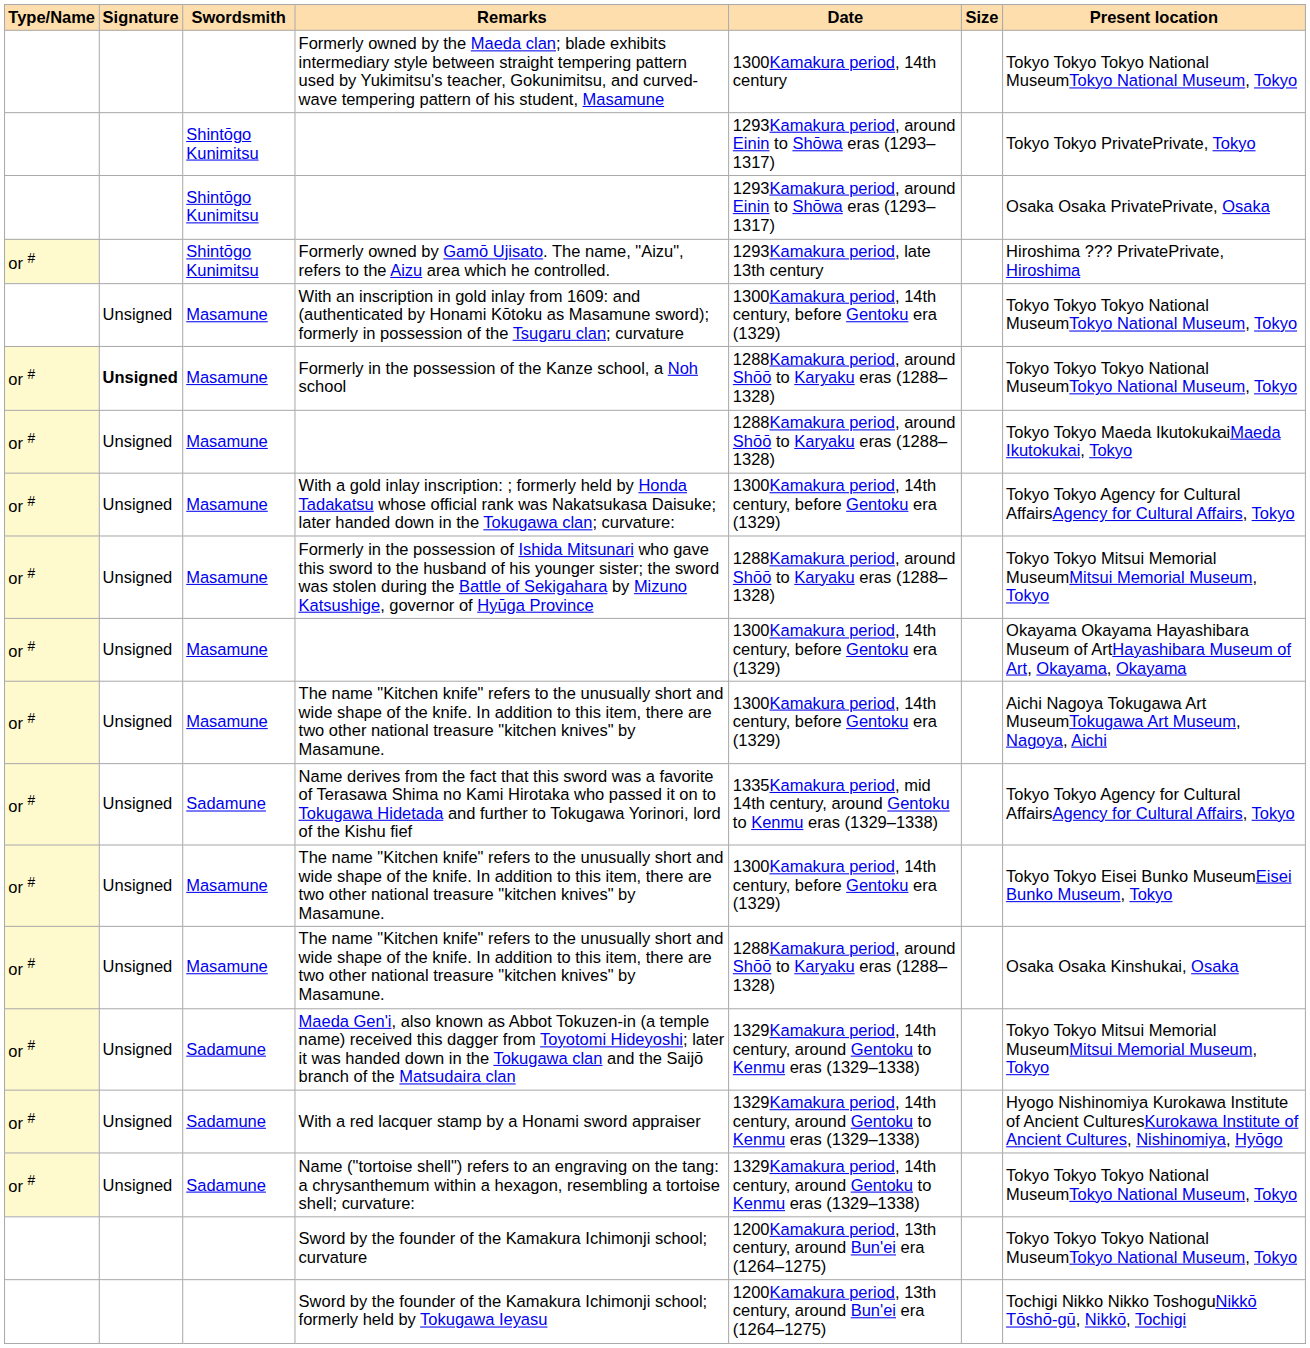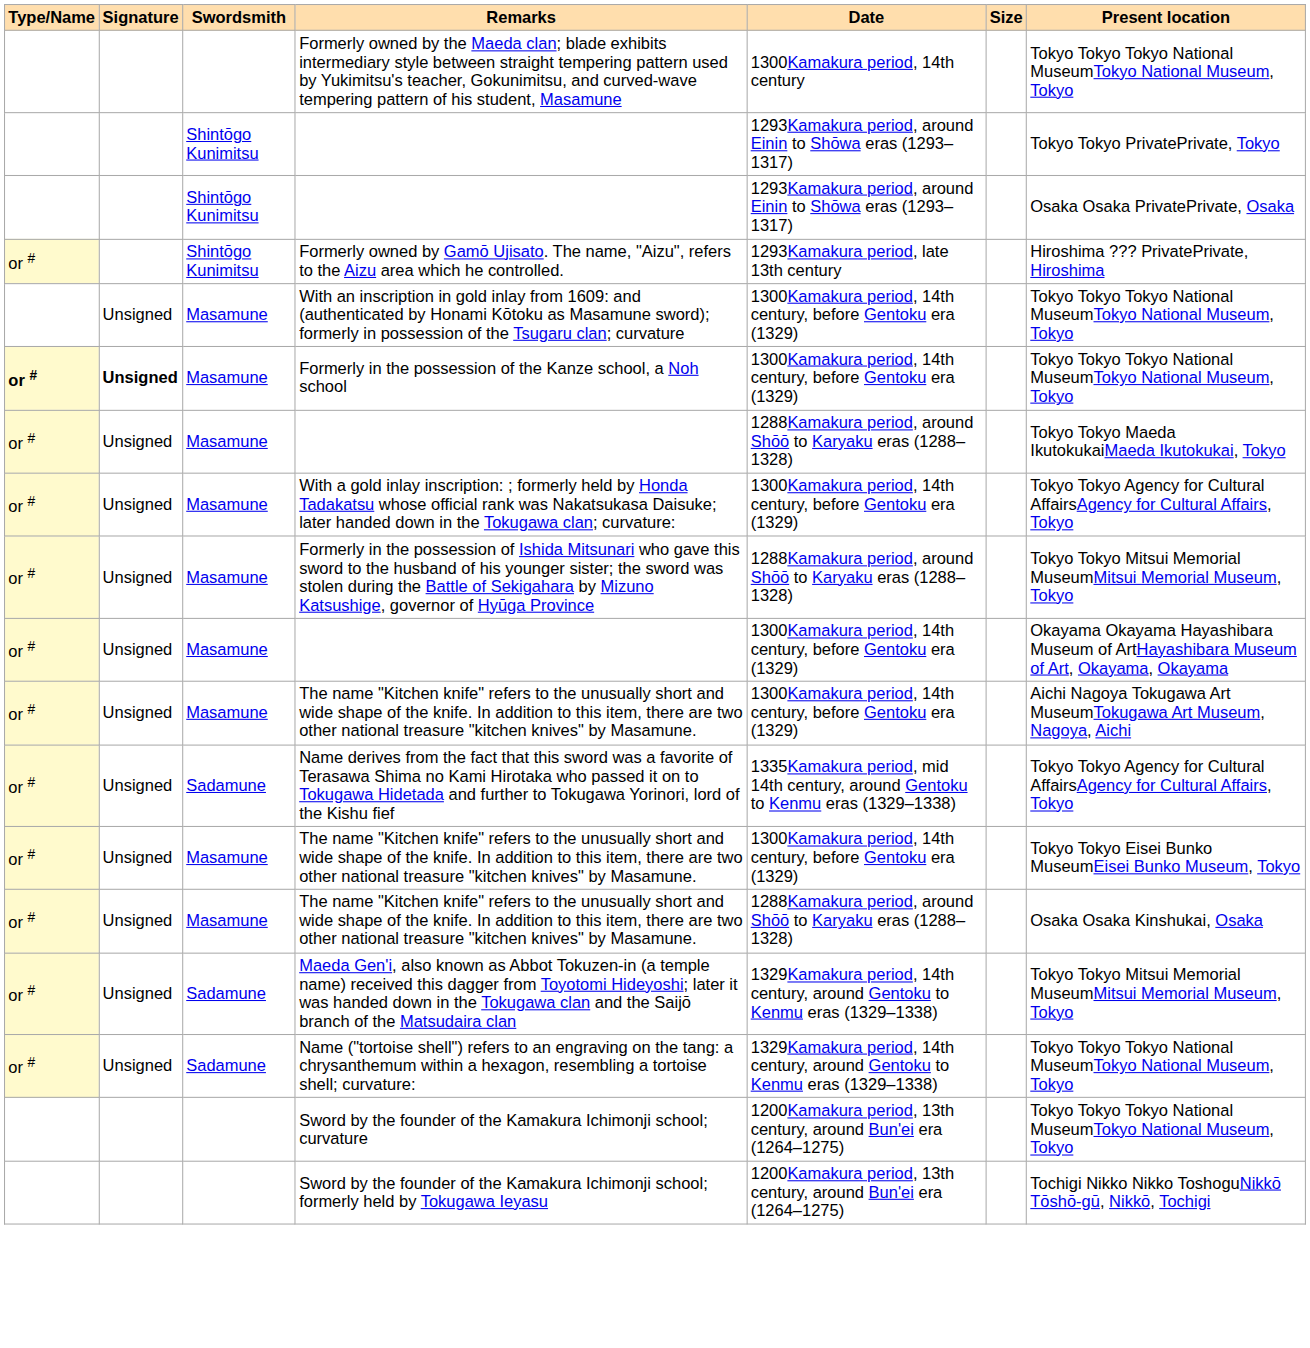(22, 378) normal -> (23, 378) bold
(844, 378) 1288Kamakura period, around Shōō to Karyaku eras (1288–1328) -> (853, 378) 1300Kamakura period, 14th century, before Gentoku era (1329)
- row: (226, 1121)
